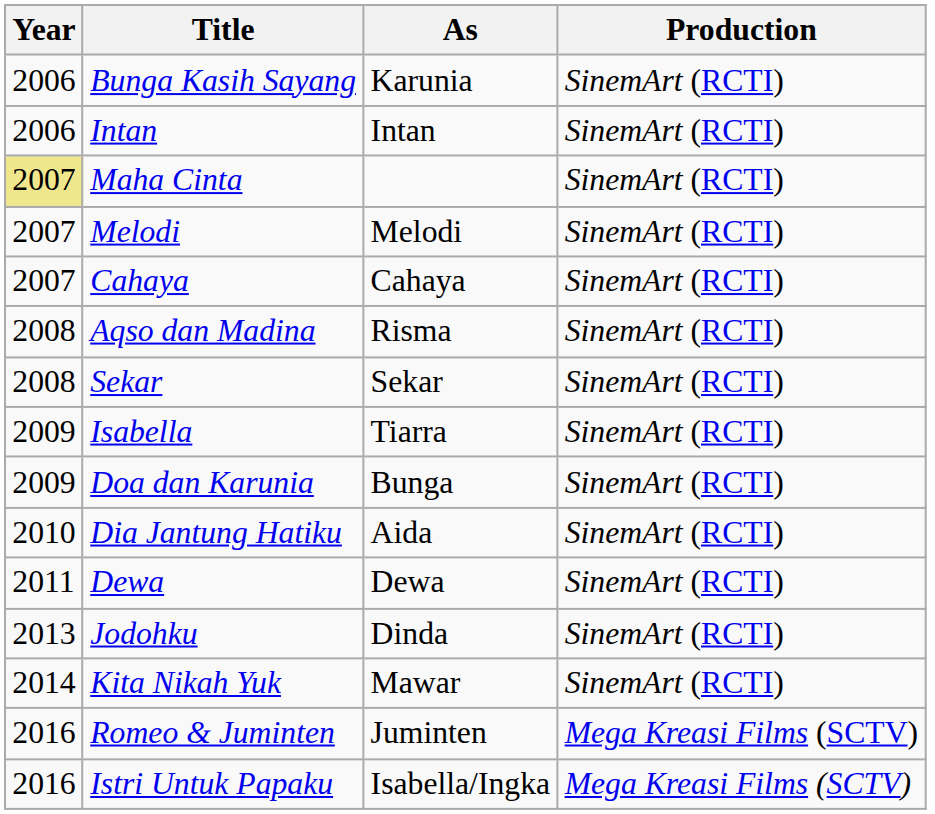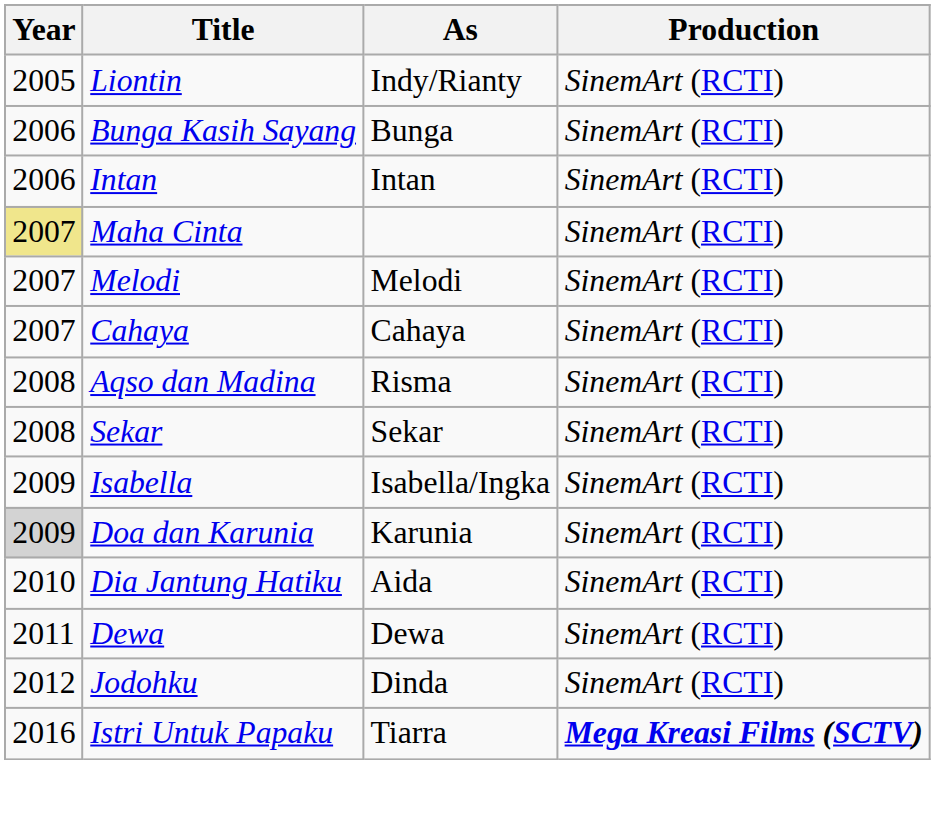+ row: (136, 79)
(422, 79) Karunia -> (412, 130) Bunga
(409, 431) Tiarra -> (460, 481) Isabella/Ingka
(44, 481) no background -> (44, 532) lightgrey background
(412, 481) Bunga -> (422, 532) Karunia
(44, 632) 2013 -> (44, 682) 2012
- row: (186, 682)
- row: (213, 733)
(460, 783) Isabella/Ingka -> (409, 733) Tiarra
(738, 783) normal -> (744, 733) bold
